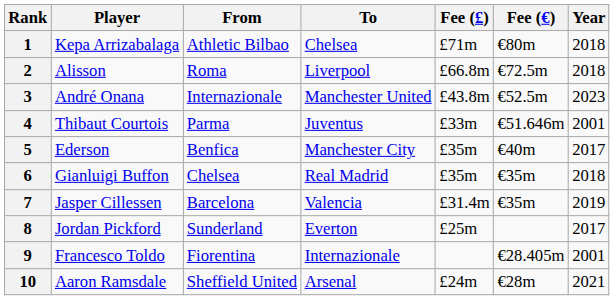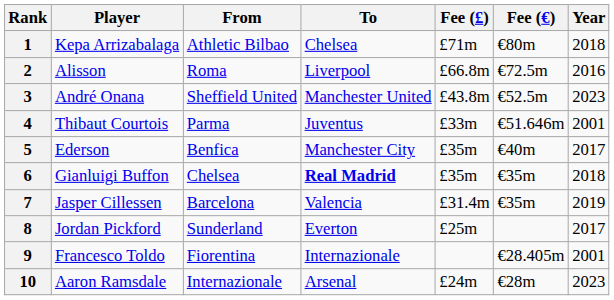(589, 70) 2018 -> (589, 70) 2016
(234, 96) Internazionale -> (242, 96) Sheffield United
(346, 176) normal -> (350, 176) bold
(242, 281) Sheffield United -> (234, 281) Internazionale
(589, 281) 2021 -> (589, 281) 2023
